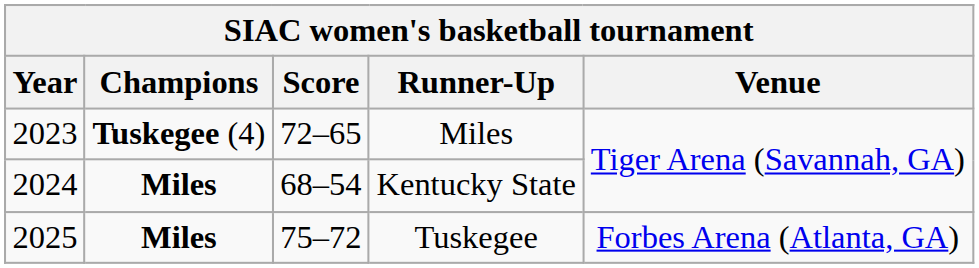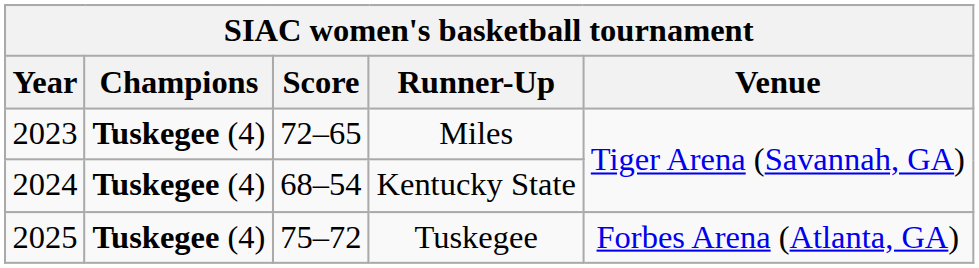(179, 184) Miles -> (179, 184) Tuskegee (4)
(179, 236) Miles -> (179, 236) Tuskegee (4)
